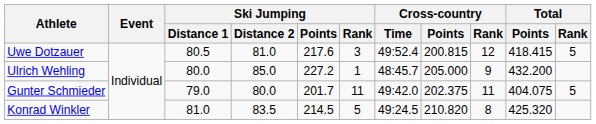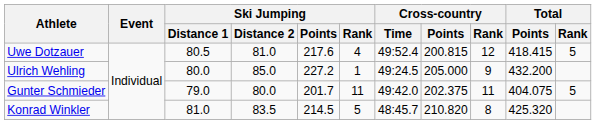(357, 53) 3 -> (357, 53) 4
(398, 72) 48:45.7 -> (398, 72) 49:24.5
(398, 110) 49:24.5 -> (398, 110) 48:45.7
